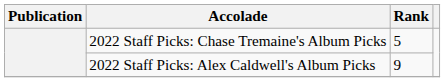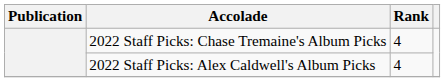(397, 40) 5 -> (397, 40) 4
(397, 64) 9 -> (397, 64) 4
